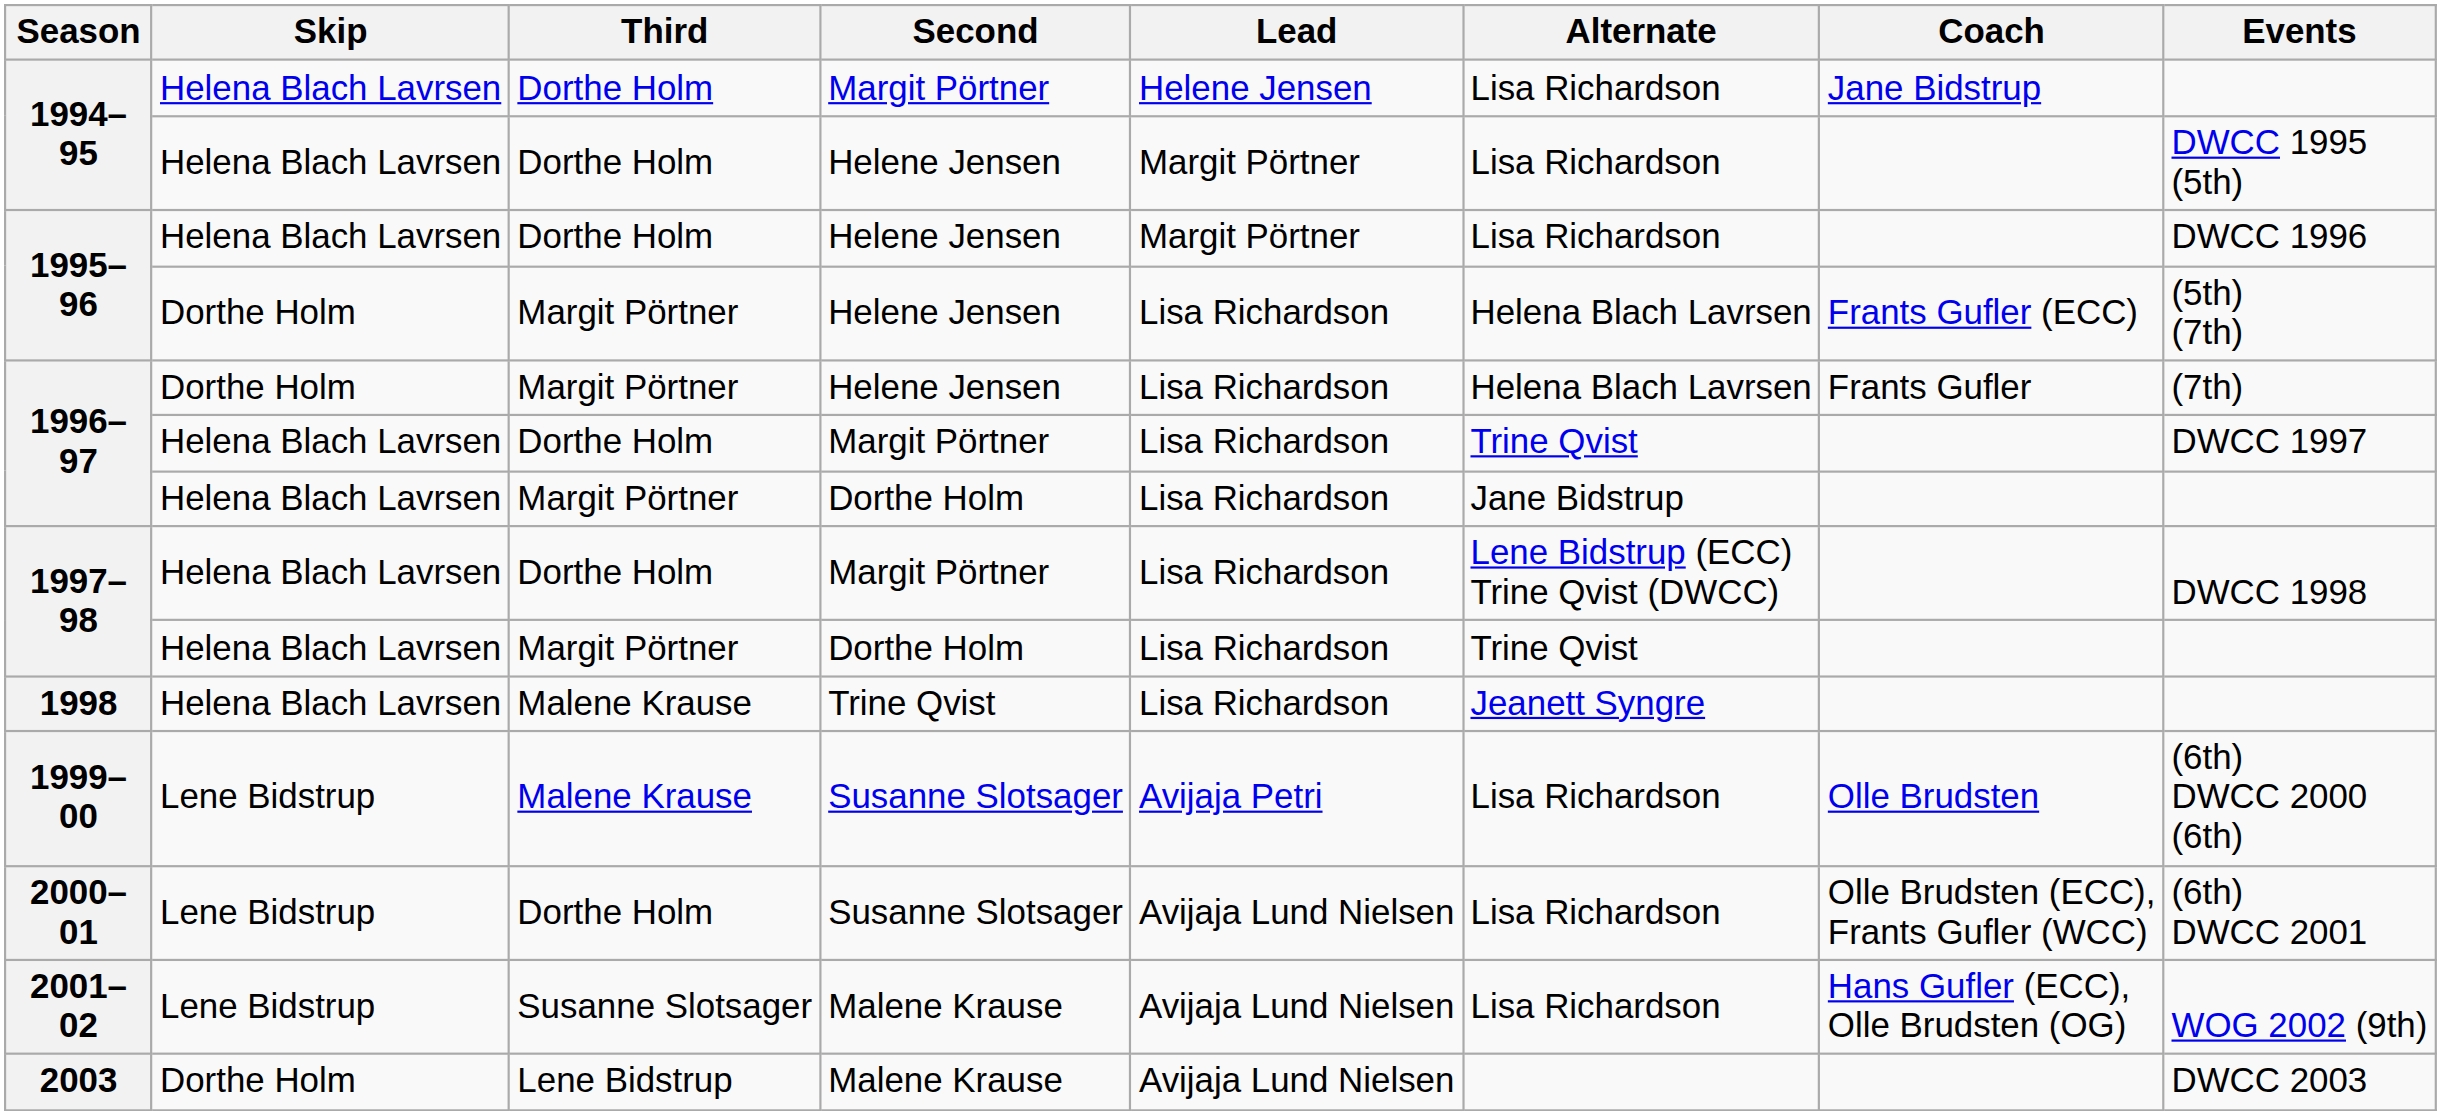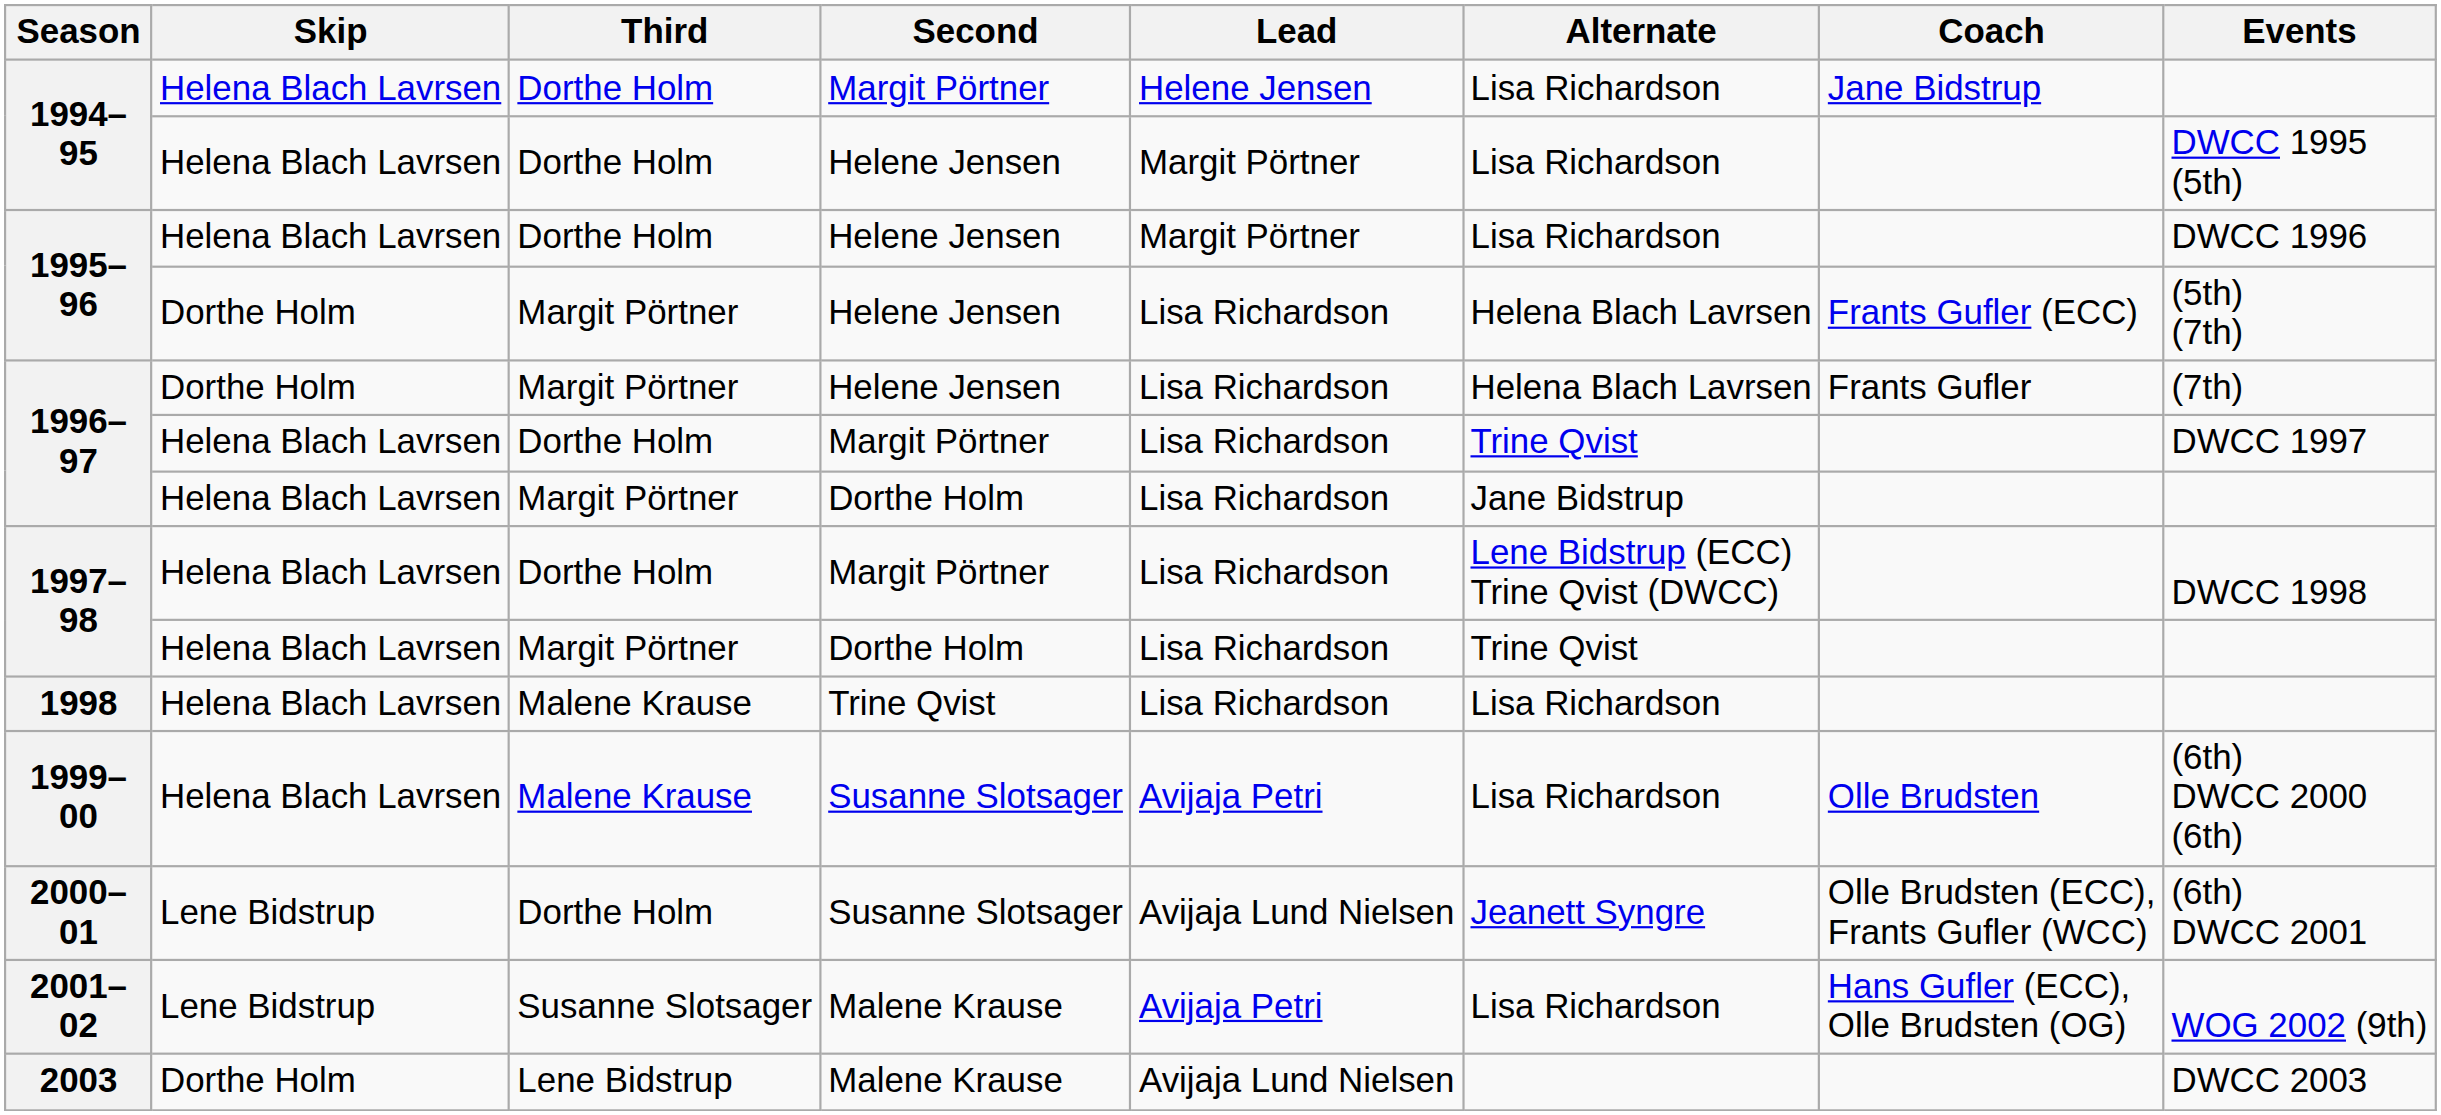(1588, 703) Jeanett Syngre -> (1596, 703) Lisa Richardson
(268, 797) Lene Bidstrup -> (331, 797) Helena Blach Lavrsen
(1596, 911) Lisa Richardson -> (1588, 911) Jeanett Syngre
(1297, 1006) Avijaja Lund Nielsen -> (1231, 1006) Avijaja Petri
